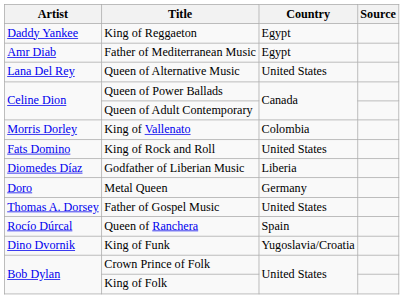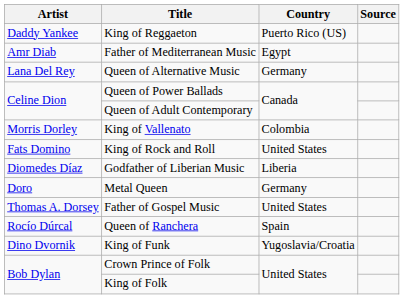(276, 33) Egypt -> (304, 33) Puerto Rico (US)
(294, 71) United States -> (284, 71) Germany
